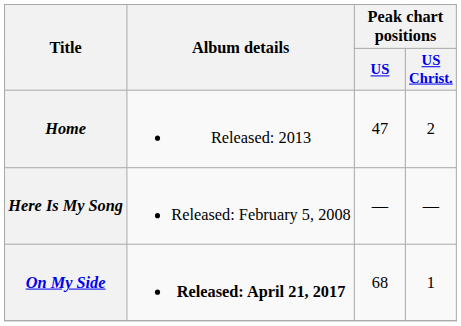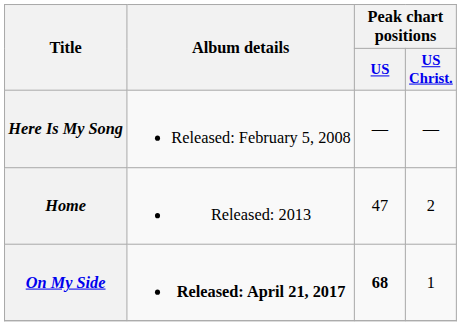rows swapped: (66, 205) <-> (66, 128)
(380, 282) normal -> (380, 282) bold
